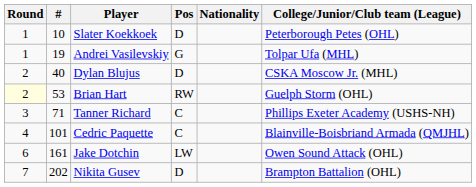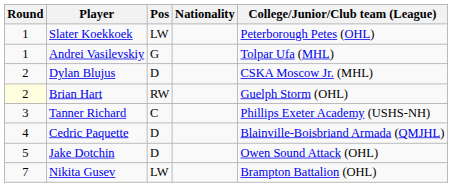- column: (58, 14)
(179, 34) D -> (159, 34) LW
(179, 133) C -> (154, 133) D
(25, 152) 6 -> (25, 152) 5
(184, 152) LW -> (154, 152) D
(179, 172) D -> (159, 172) LW
